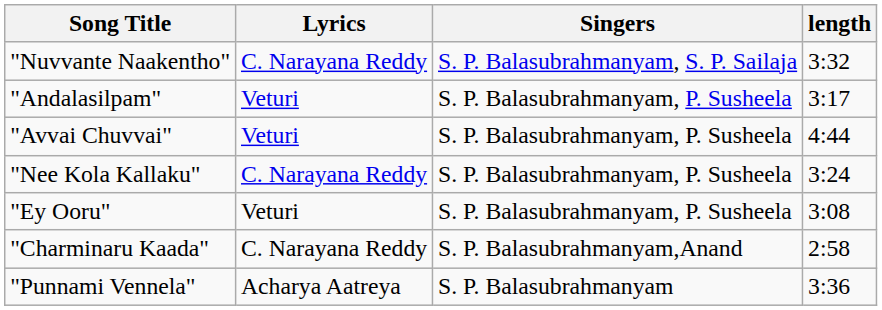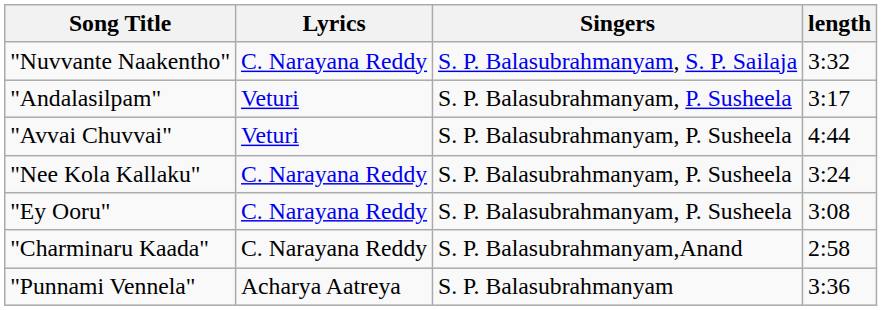(270, 211) Veturi -> (334, 211) C. Narayana Reddy
